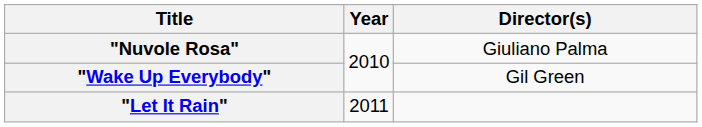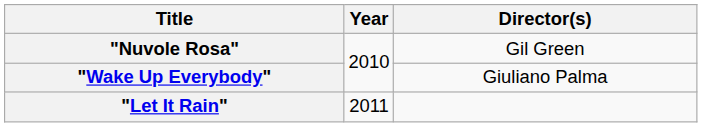(545, 48) Giuliano Palma -> (545, 48) Gil Green
(545, 77) Gil Green -> (545, 77) Giuliano Palma
